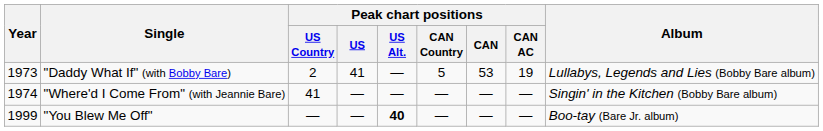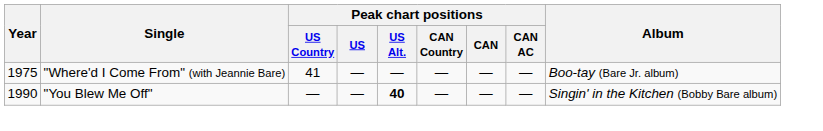- row: (137, 72)
(22, 94) 1974 -> (22, 72) 1975
(663, 94) Singin' in the Kitchen (Bobby Bare album) -> (614, 72) Boo-tay (Bare Jr. album)
(22, 115) 1999 -> (22, 94) 1990
(614, 115) Boo-tay (Bare Jr. album) -> (663, 94) Singin' in the Kitchen (Bobby Bare album)
